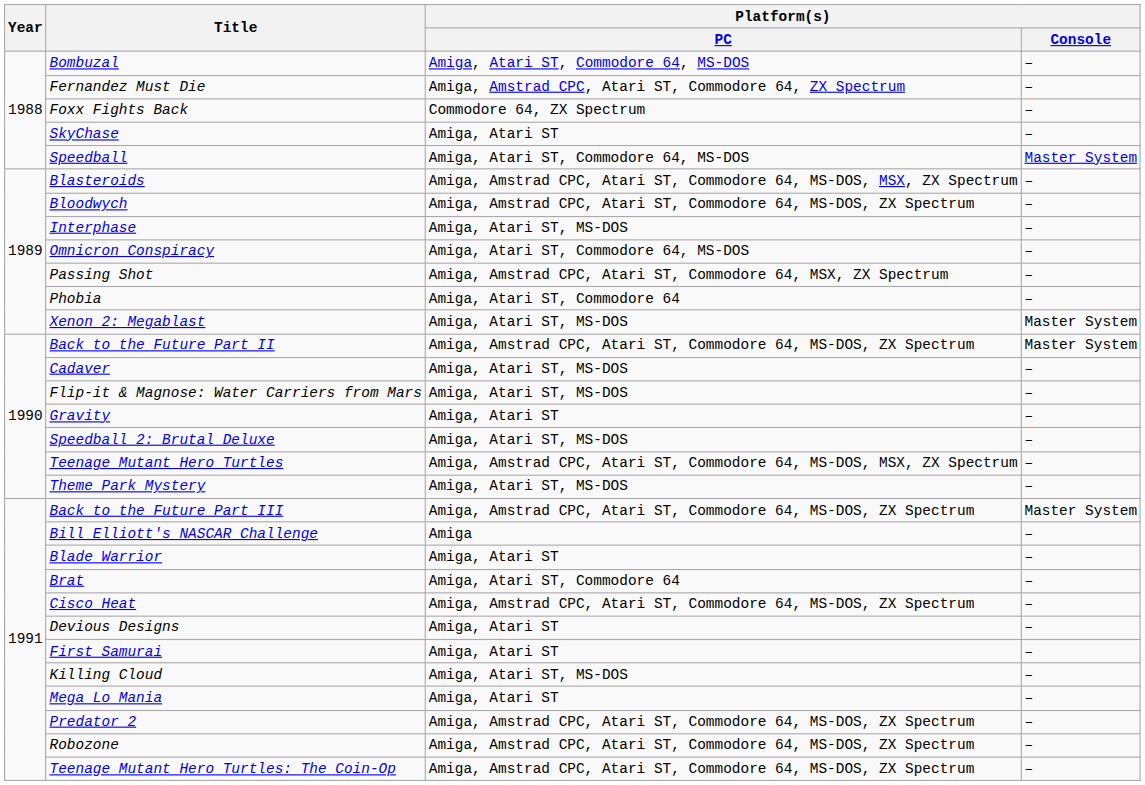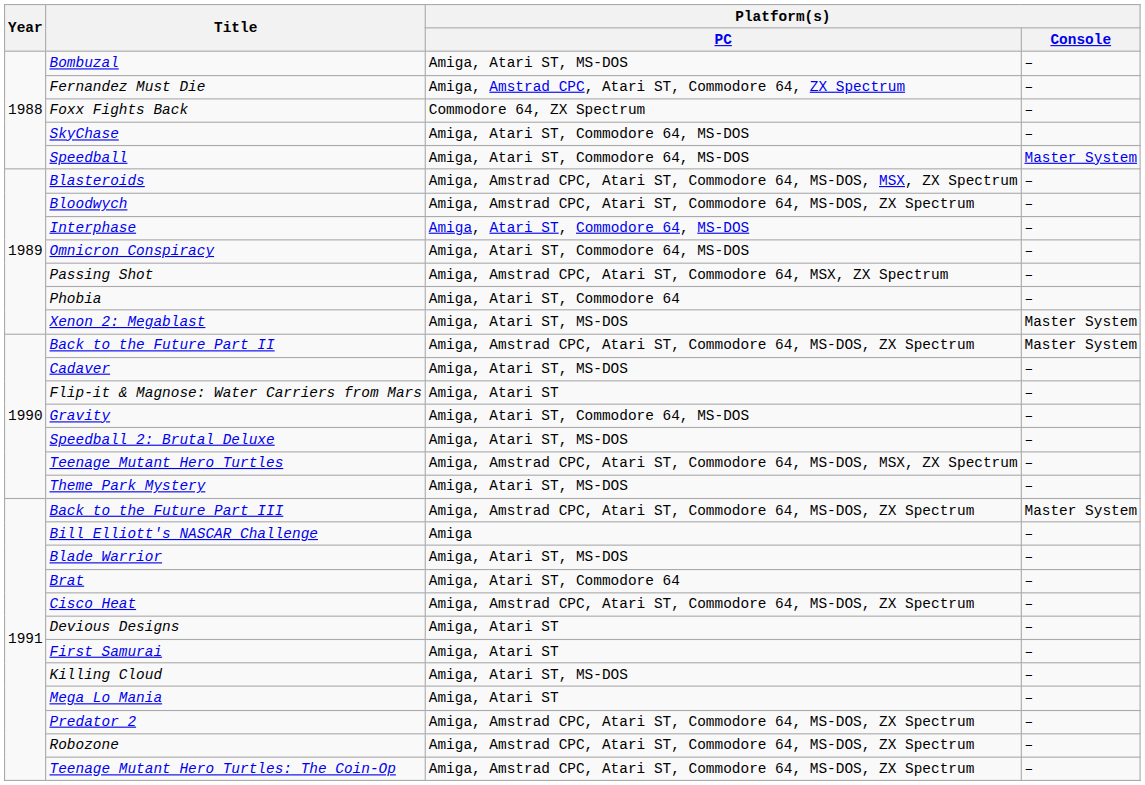(589, 63) Amiga, Atari ST, Commodore 64, MS-DOS -> (528, 63) Amiga, Atari ST, MS-DOS
(494, 134) Amiga, Atari ST -> (589, 134) Amiga, Atari ST, Commodore 64, MS-DOS
(528, 228) Amiga, Atari ST, MS-DOS -> (589, 228) Amiga, Atari ST, Commodore 64, MS-DOS
(528, 393) Amiga, Atari ST, MS-DOS -> (494, 393) Amiga, Atari ST
(494, 416) Amiga, Atari ST -> (589, 416) Amiga, Atari ST, Commodore 64, MS-DOS
(494, 557) Amiga, Atari ST -> (528, 557) Amiga, Atari ST, MS-DOS
